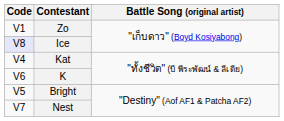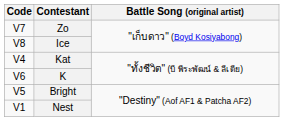(19, 28) V1 -> (19, 28) V7
(19, 44) lavender background -> (19, 44) no background
(19, 108) V7 -> (19, 108) V1
